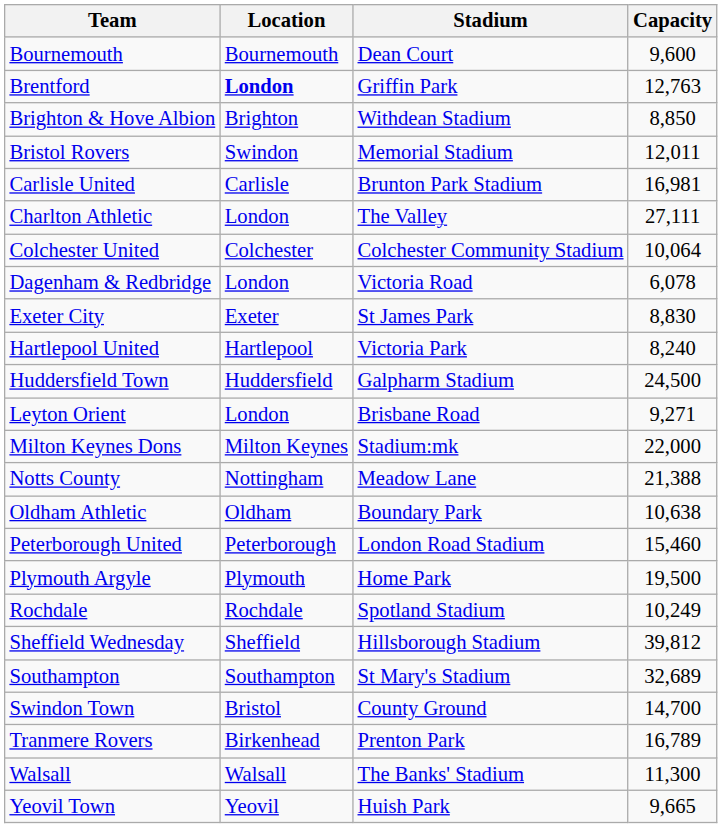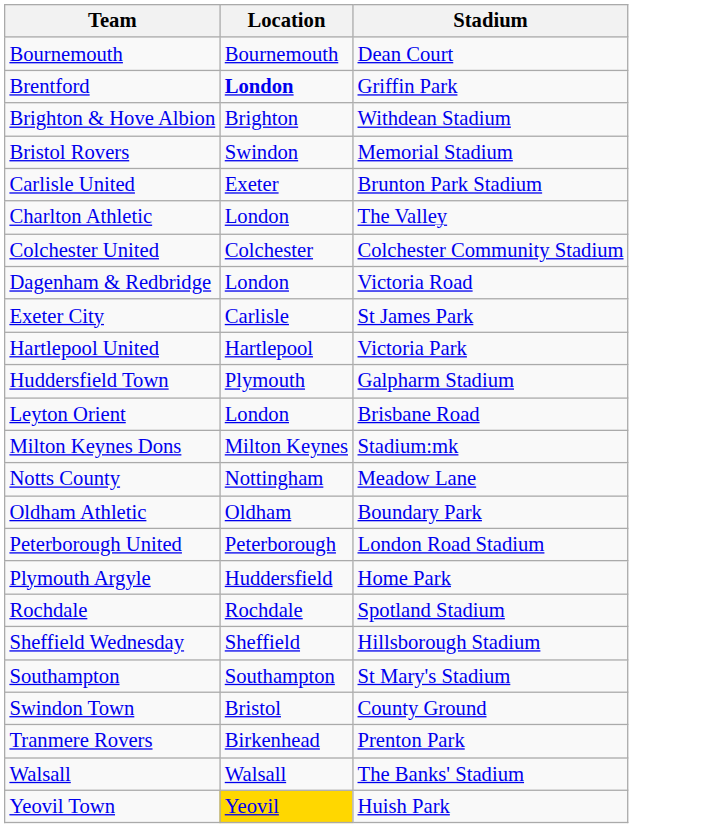- column: (673, 20)
(257, 184) Carlisle -> (252, 184) Exeter
(252, 315) Exeter -> (257, 315) Carlisle
(279, 380) Huddersfield -> (265, 380) Plymouth
(265, 577) Plymouth -> (279, 577) Huddersfield
(252, 806) no background -> (252, 806) gold background
